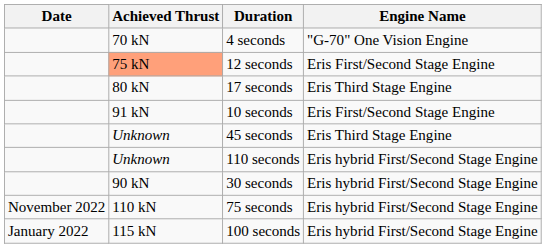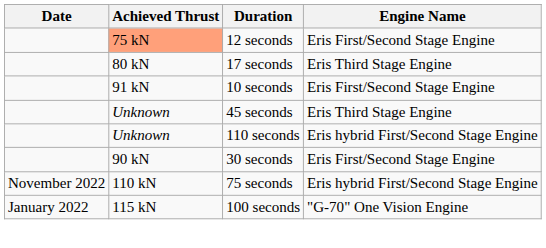- row: (256, 40)
(422, 183) Eris hybrid First/Second Stage Engine -> (401, 159) Eris First/Second Stage Engine
(422, 231) Eris hybrid First/Second Stage Engine -> (388, 207) "G-70" One Vision Engine
